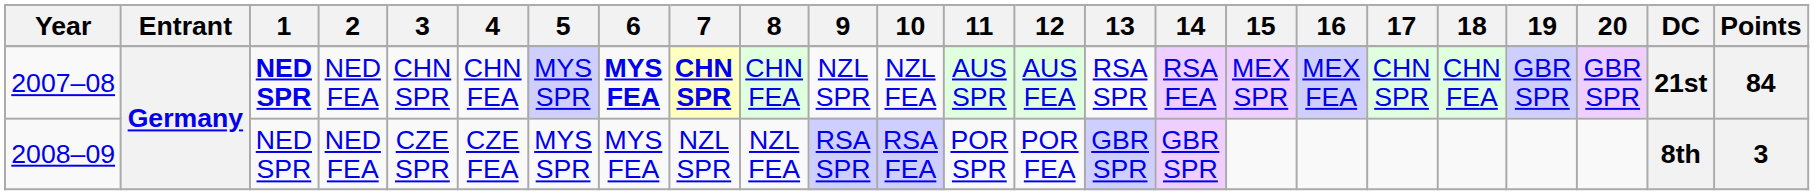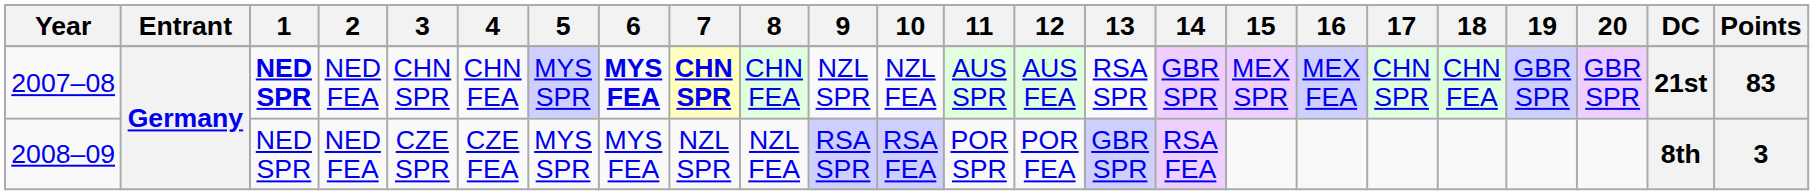(1190, 82) RSA FEA -> (1190, 82) GBR SPR
(1761, 82) 84 -> (1761, 82) 83
(1190, 154) GBR SPR -> (1190, 154) RSA FEA
